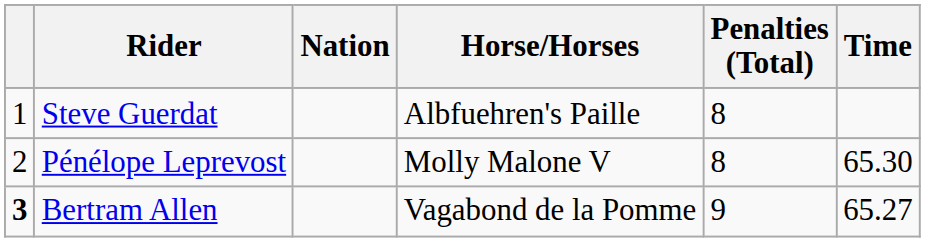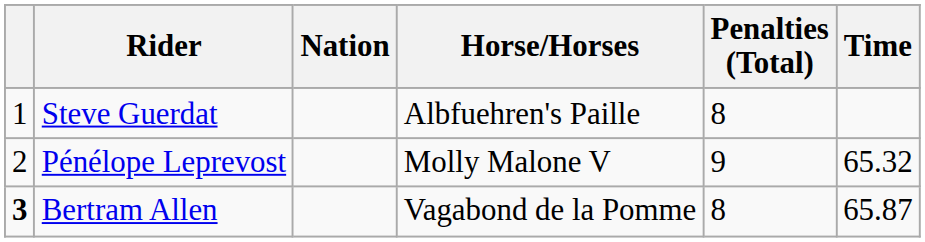(718, 161) 8 -> (718, 161) 9
(878, 161) 65.30 -> (878, 161) 65.32
(718, 210) 9 -> (718, 210) 8
(878, 210) 65.27 -> (878, 210) 65.87
